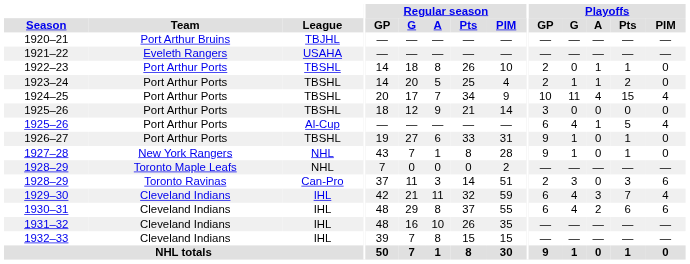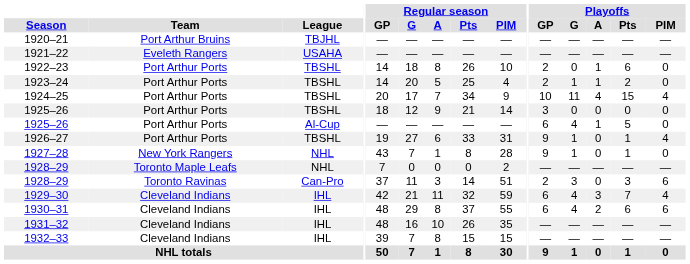(628, 68) 1 -> (628, 68) 6
(666, 124) 4 -> (666, 124) 0
(666, 139) 0 -> (666, 139) 4
